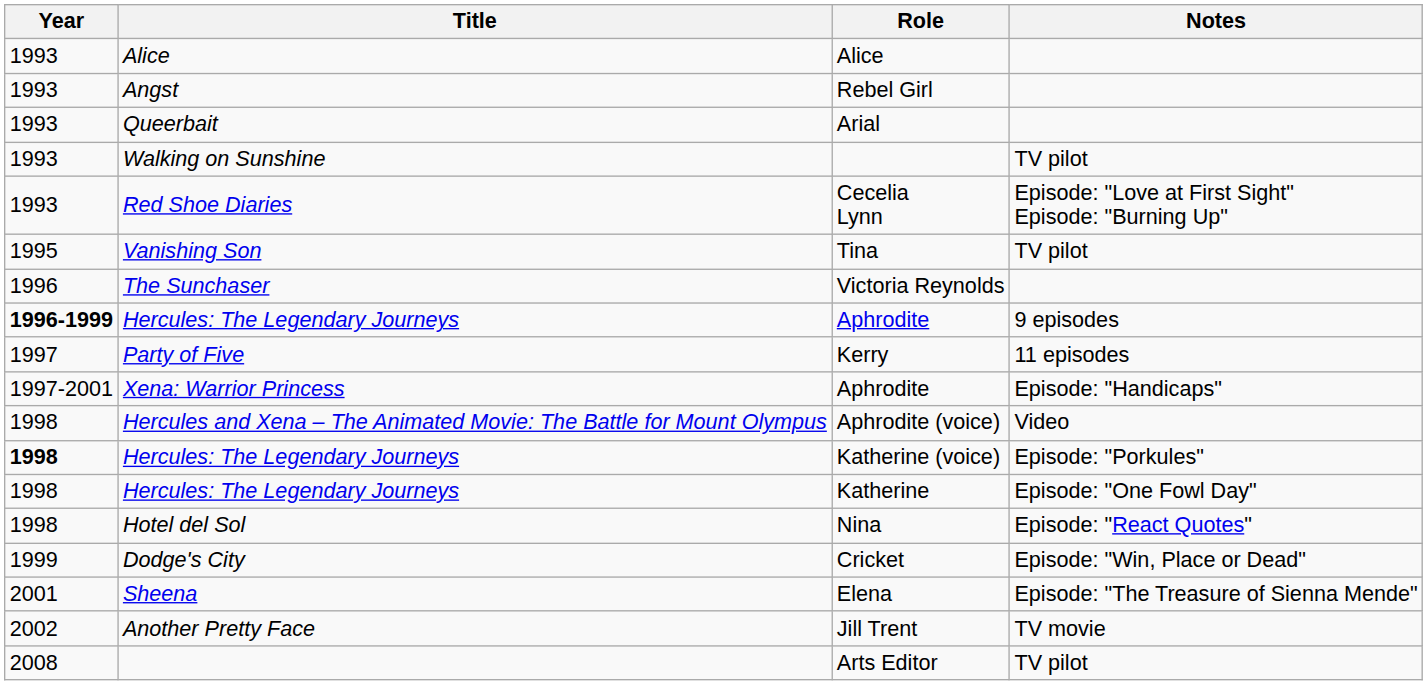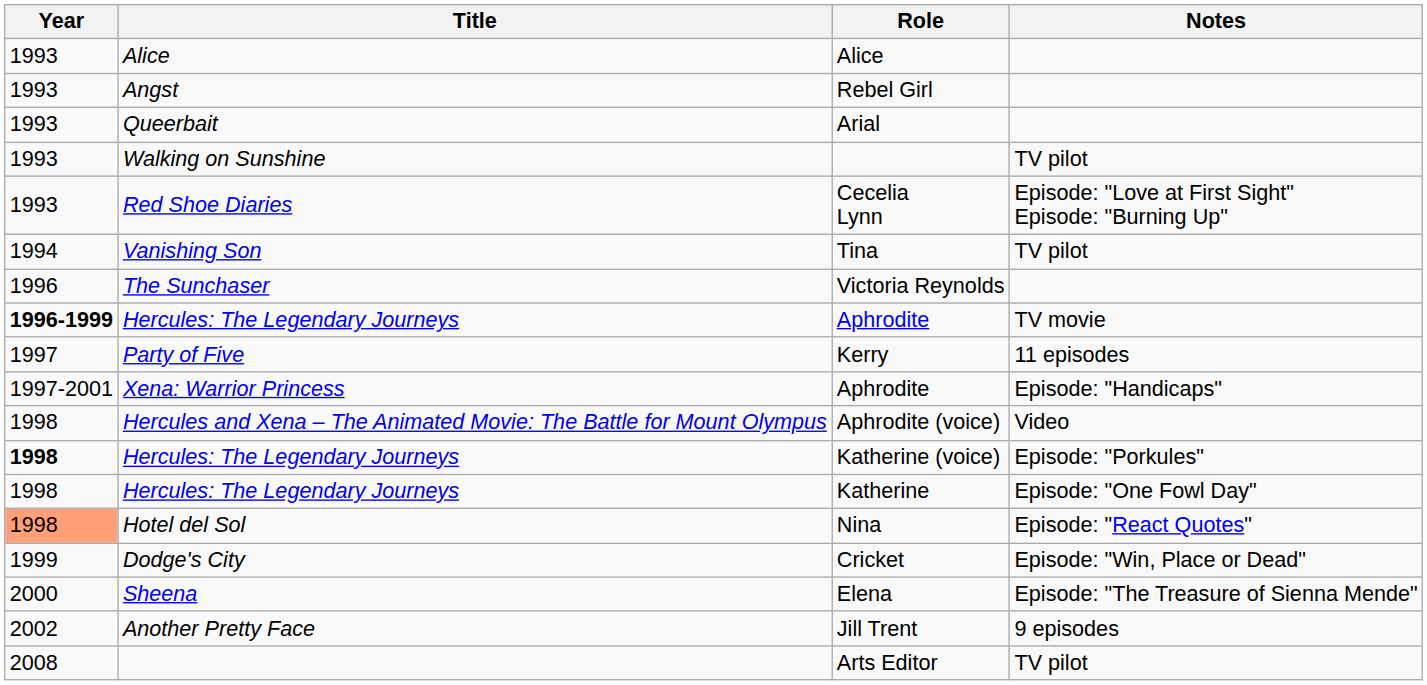(34, 251) 1995 -> (34, 251) 1994
(1067, 319) 9 episodes -> (1060, 319) TV movie
(34, 525) no background -> (34, 525) lightsalmon background
(34, 594) 2001 -> (34, 594) 2000
(1060, 628) TV movie -> (1067, 628) 9 episodes
